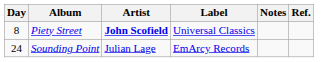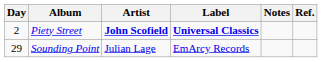(16, 30) 8 -> (16, 30) 2
(214, 30) normal -> (216, 30) bold
(16, 48) 24 -> (16, 48) 29
